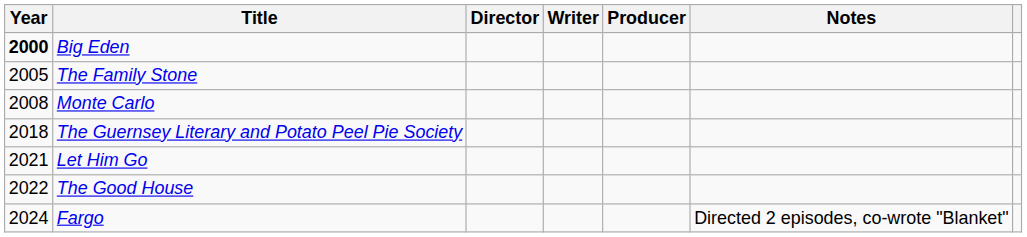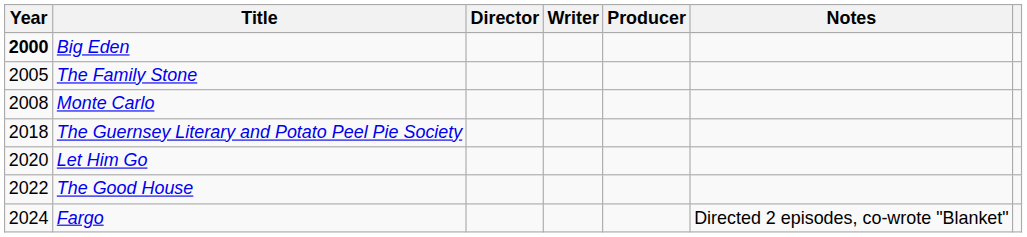(29, 160) 2021 -> (29, 160) 2020
